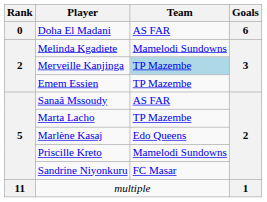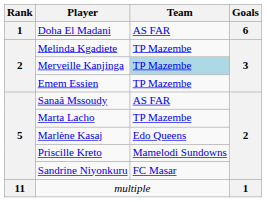(20, 30) 0 -> (20, 30) 1
(180, 48) Mamelodi Sundowns -> (162, 48) TP Mazembe
